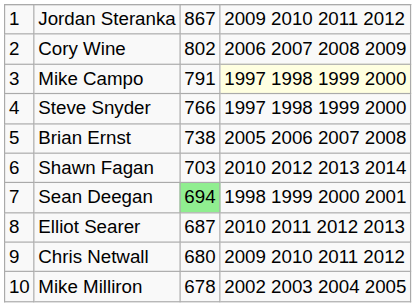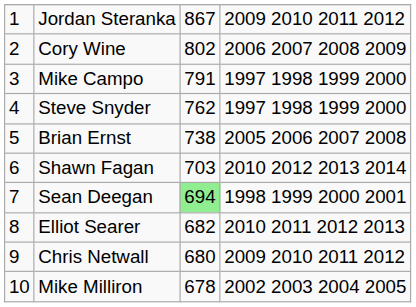(315, 78) lightyellow background -> (315, 78) no background
(200, 108) 766 -> (200, 108) 762
(200, 227) 687 -> (200, 227) 682
